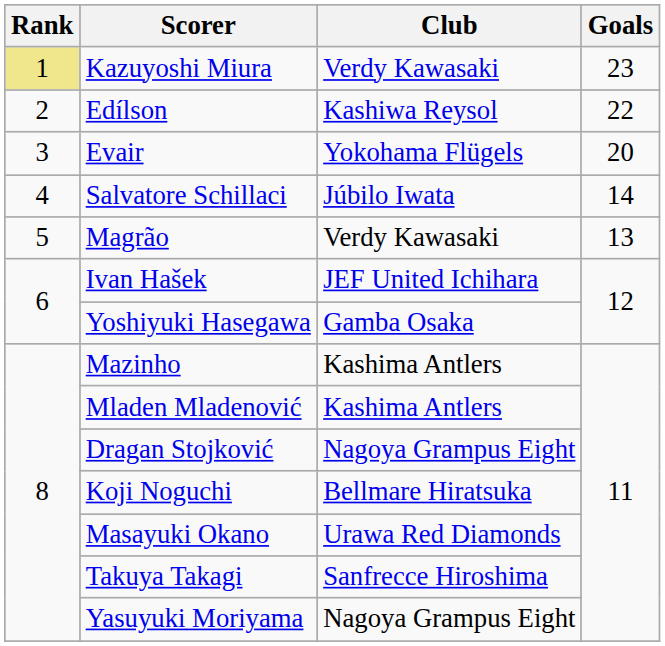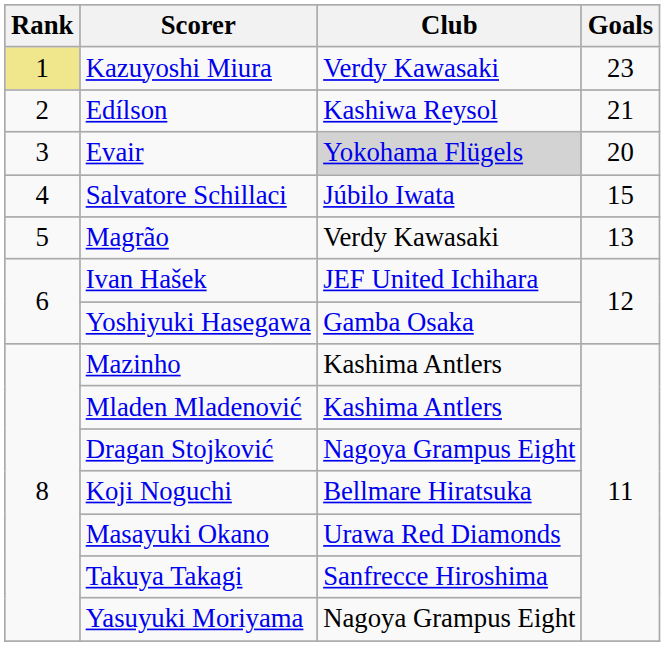(620, 110) 22 -> (620, 110) 21
(423, 152) no background -> (423, 152) lightgrey background
(620, 195) 14 -> (620, 195) 15
